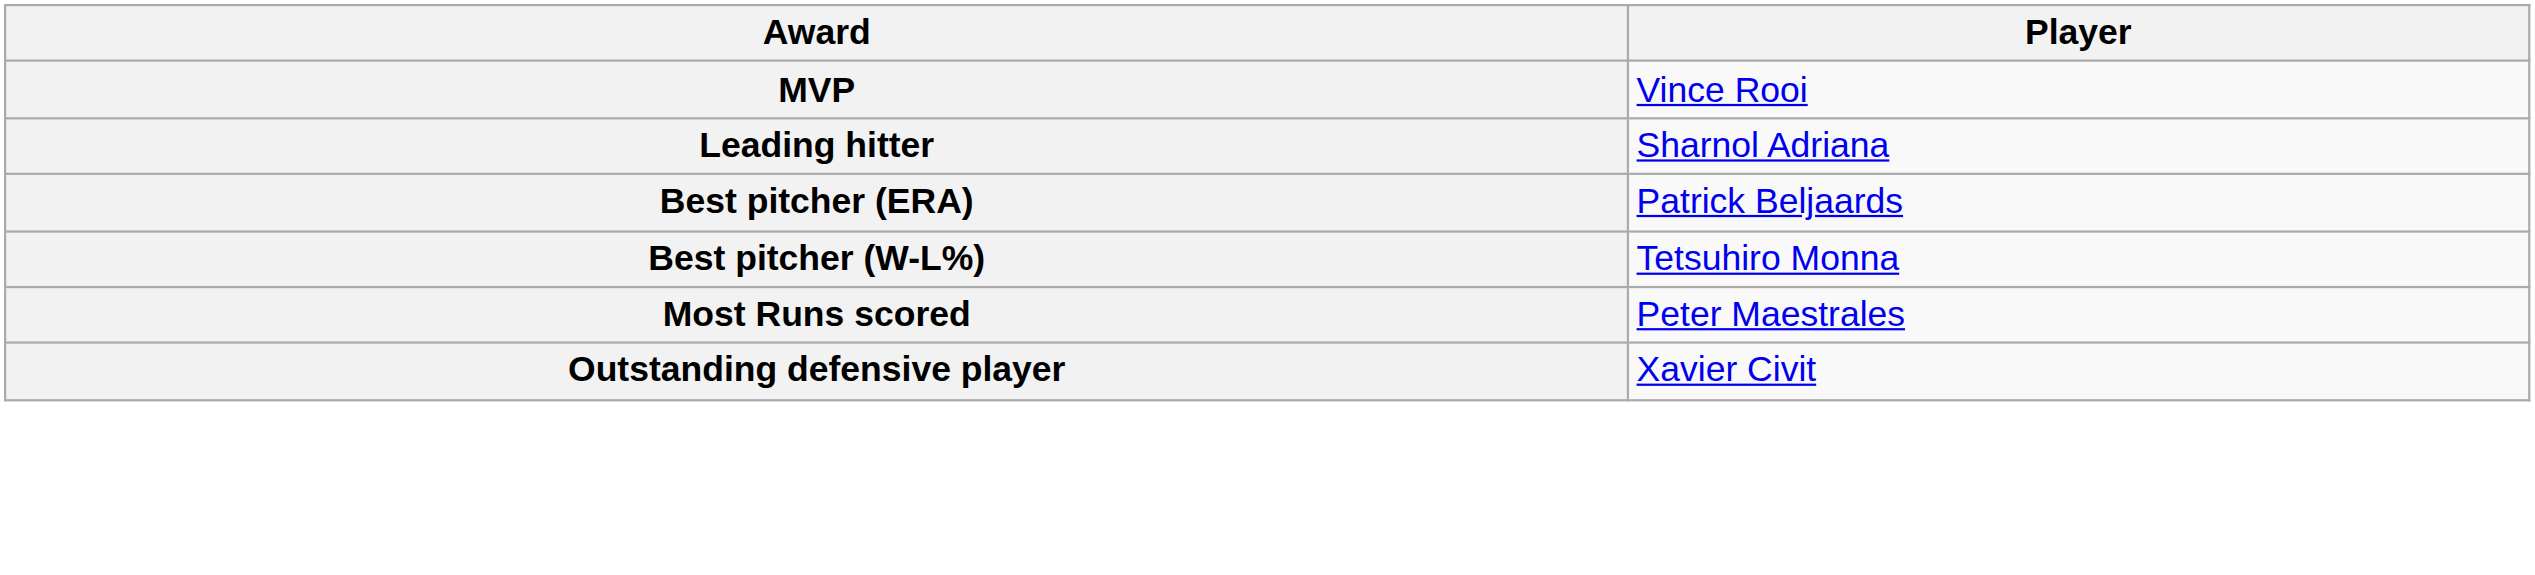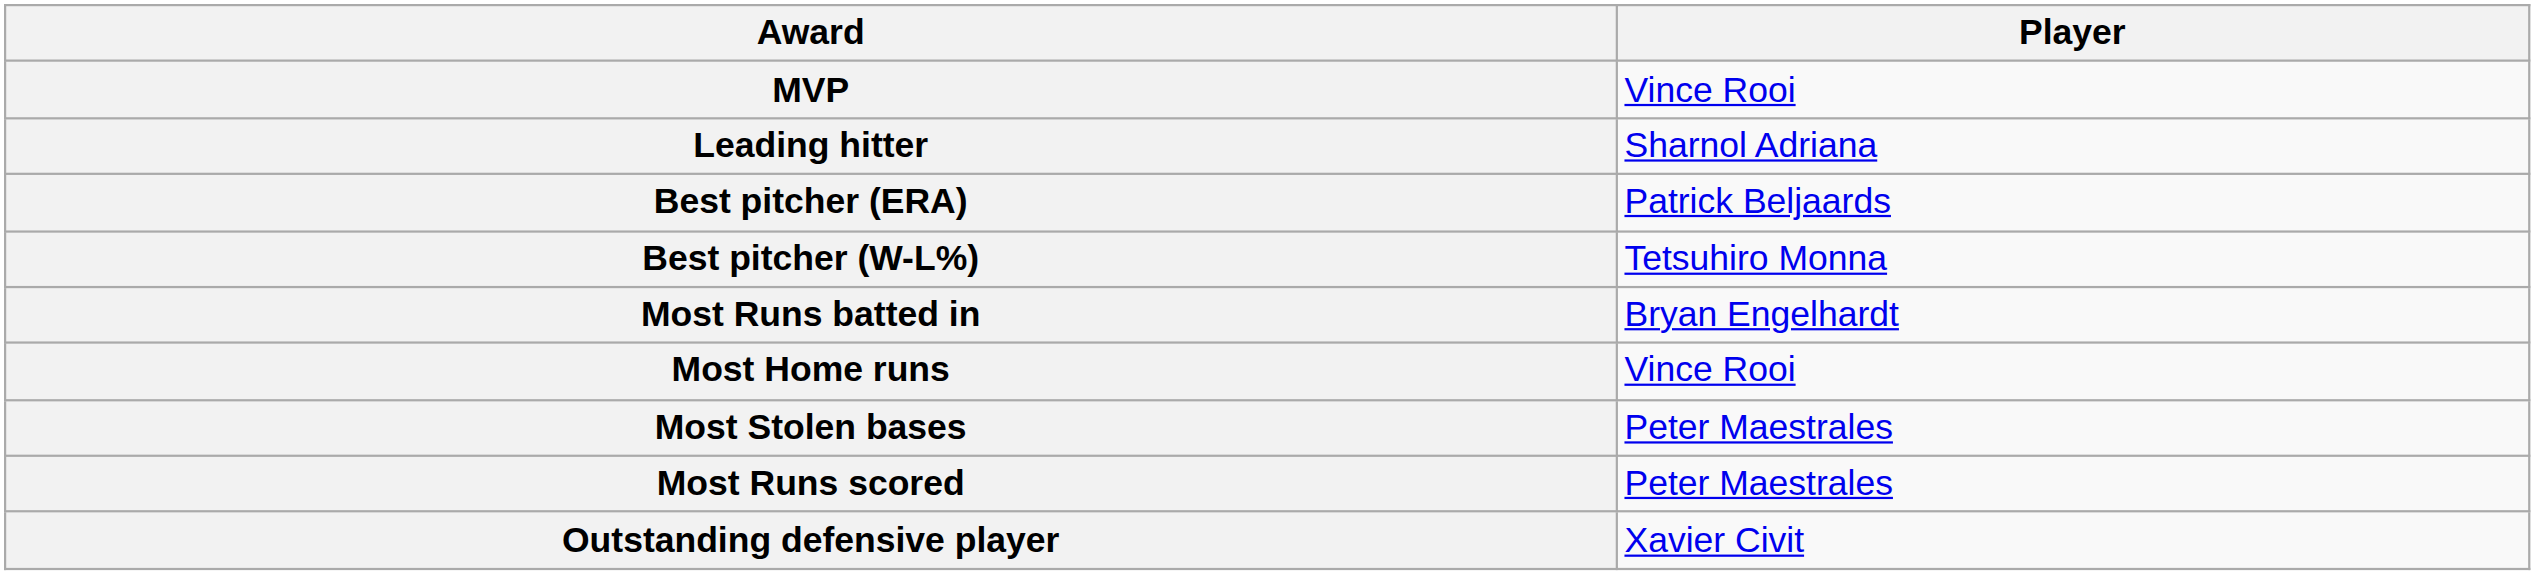+ row: (811, 314)
+ row: (811, 370)
+ row: (811, 426)
